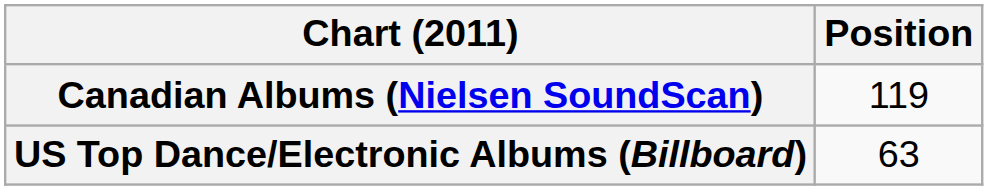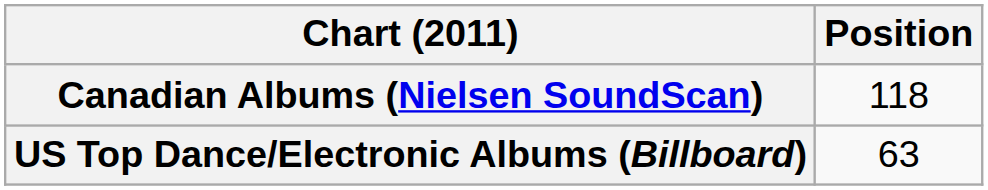(899, 94) 119 -> (899, 94) 118
